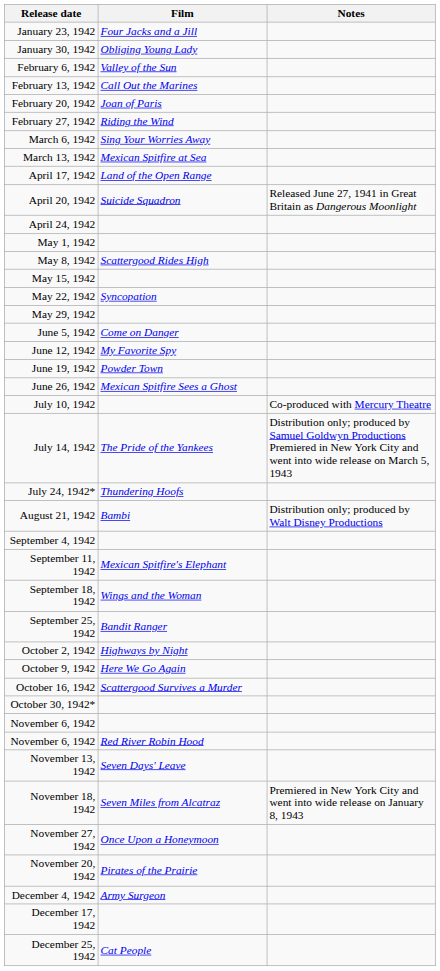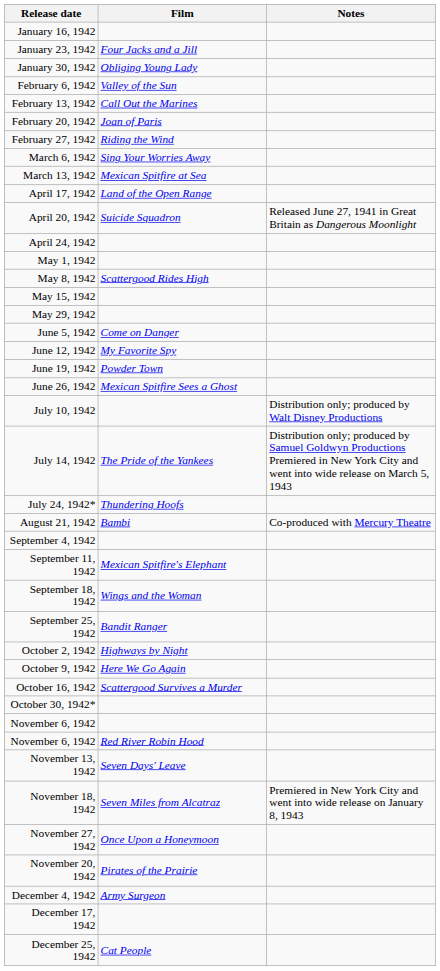+ row: (56, 31)
- row: (64, 296)
(350, 404) Co-produced with Mercury Theatre -> (339, 411) Distribution only; produced by Walt Disney Productions
(340, 516) Distribution only; produced by Walt Disney Productions -> (350, 522) Co-produced with Mercury Theatre
